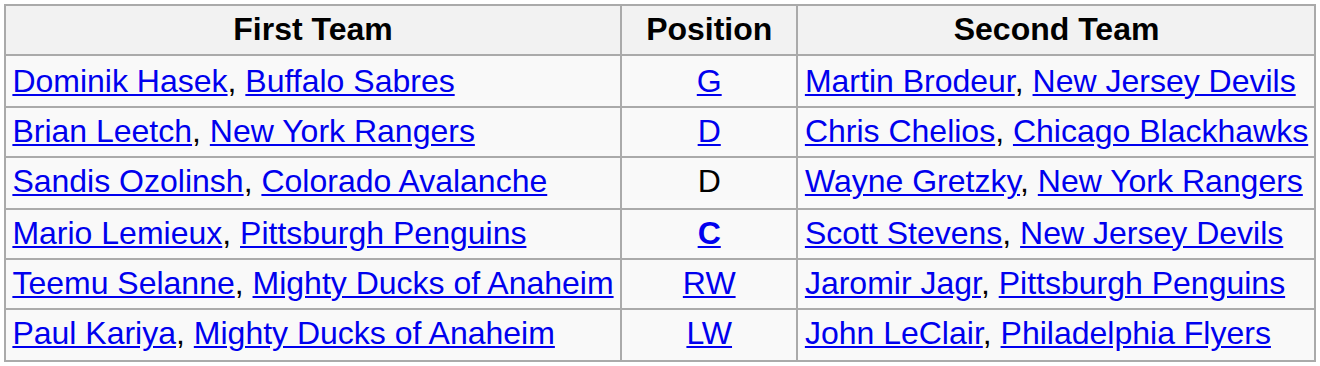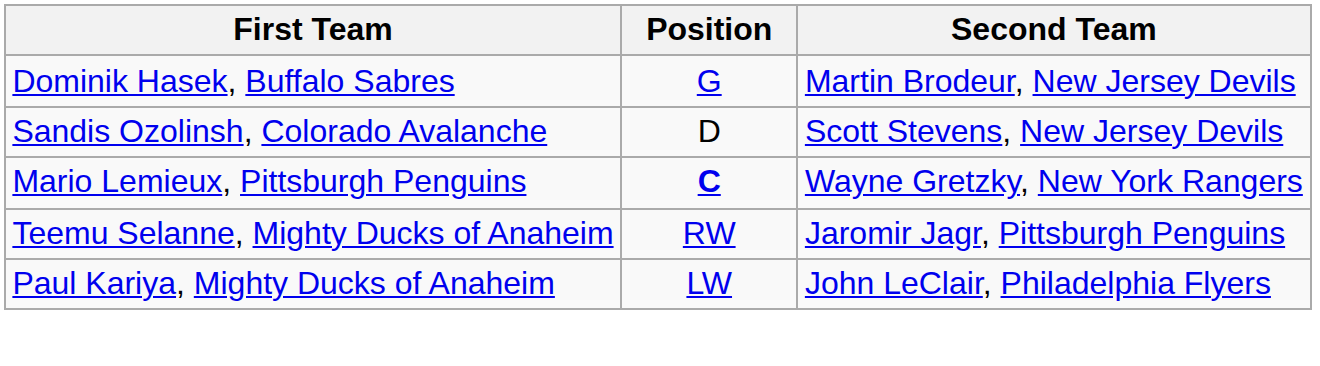- row: (244, 131)
(1054, 182) Wayne Gretzky, New York Rangers -> (1044, 131) Scott Stevens, New Jersey Devils
(1044, 232) Scott Stevens, New Jersey Devils -> (1054, 182) Wayne Gretzky, New York Rangers
